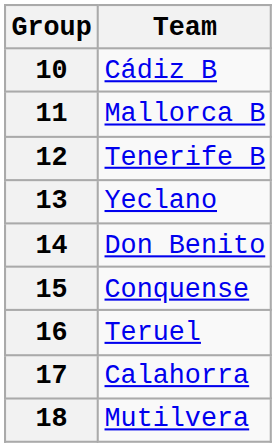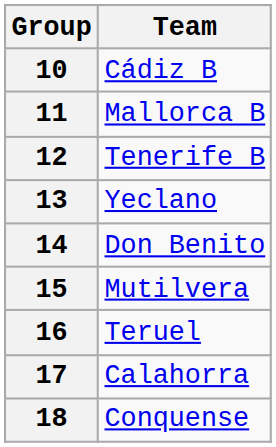(177, 289) Conquense -> (177, 289) Mutilvera
(177, 420) Mutilvera -> (177, 420) Conquense
